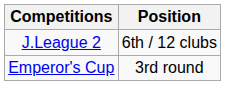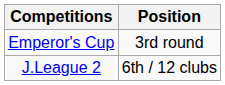rows swapped: (61, 42) <-> (61, 67)
